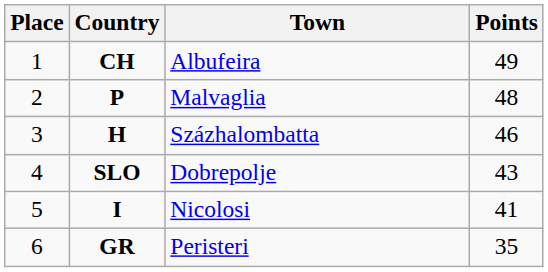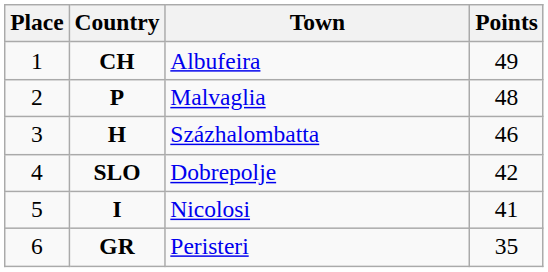(507, 172) 43 -> (507, 172) 42
